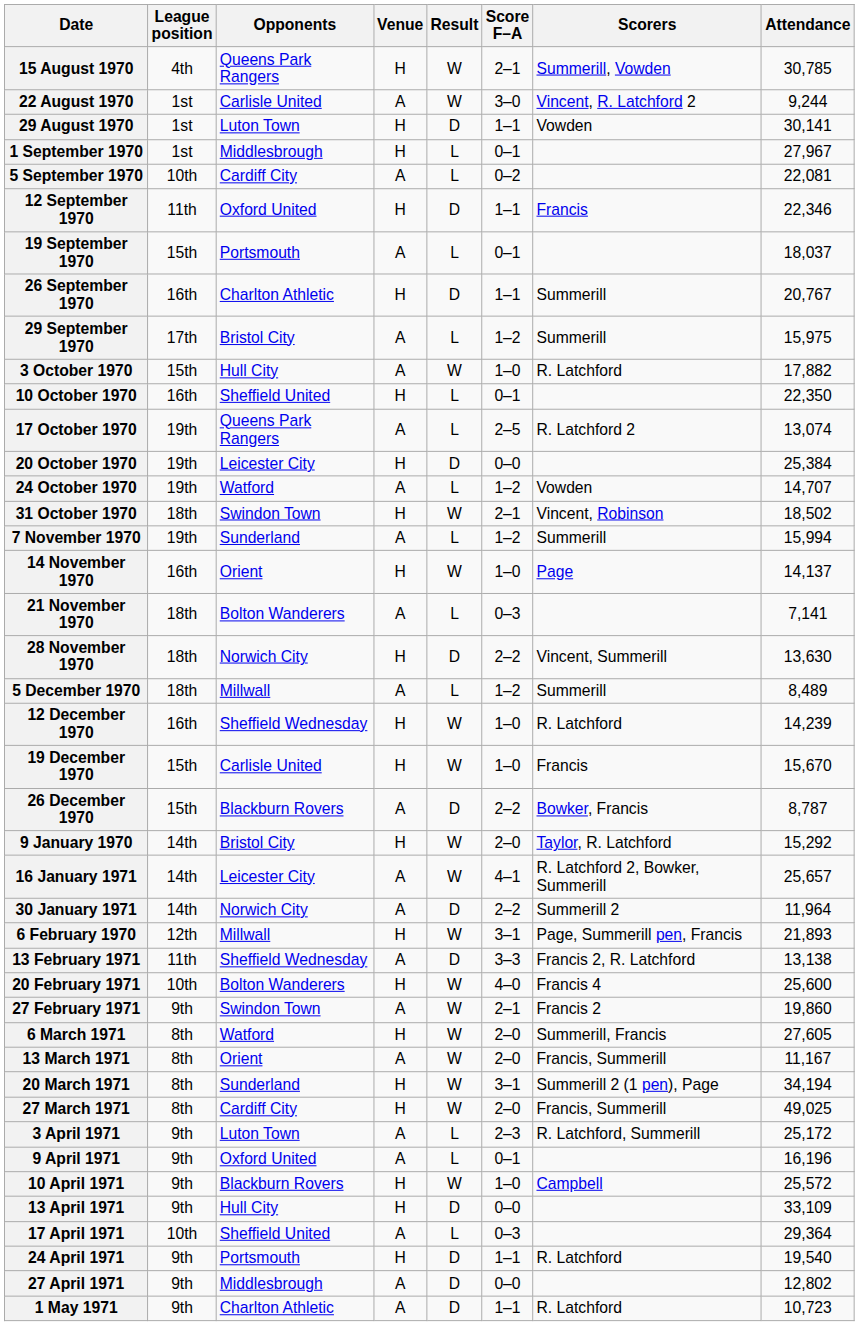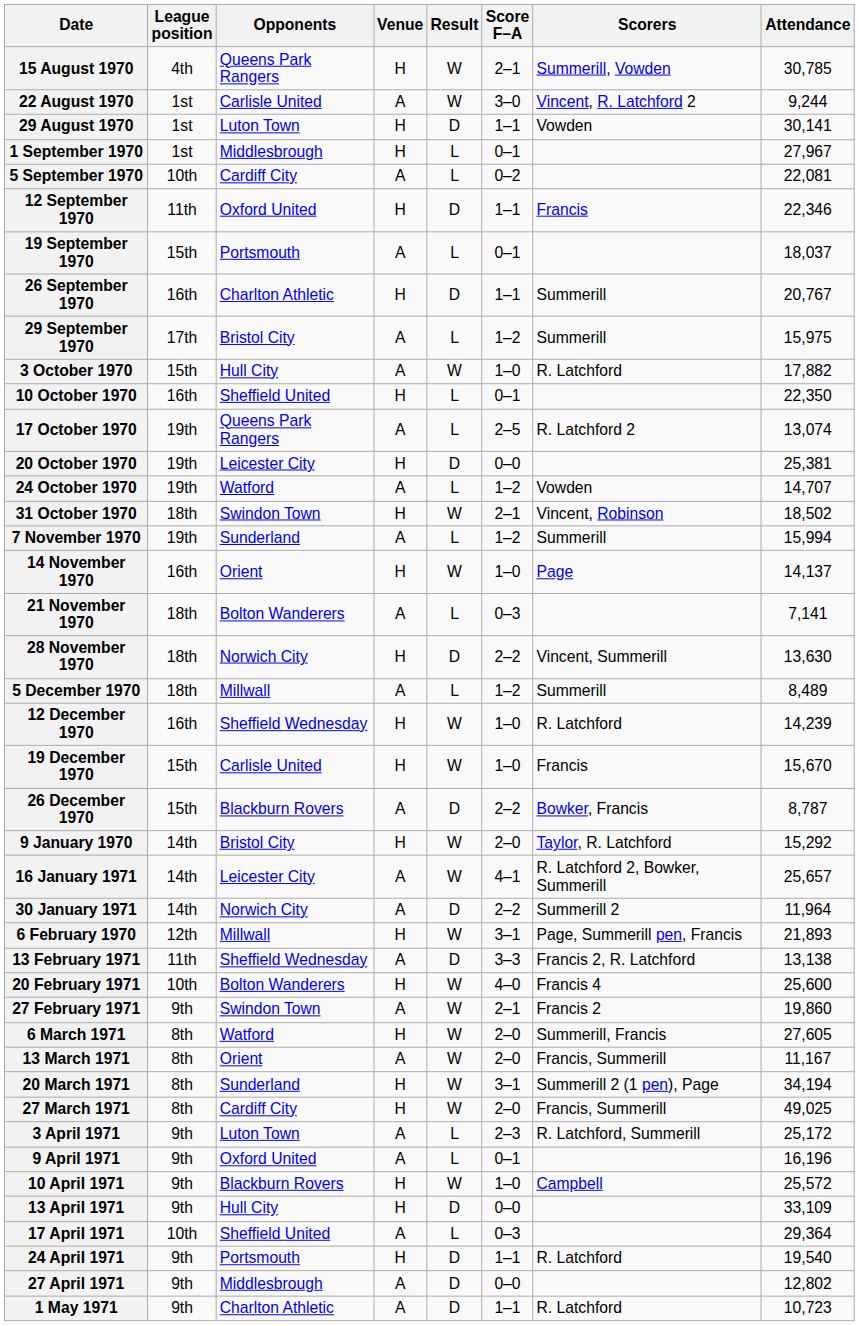(808, 463) 25,384 -> (808, 463) 25,381
